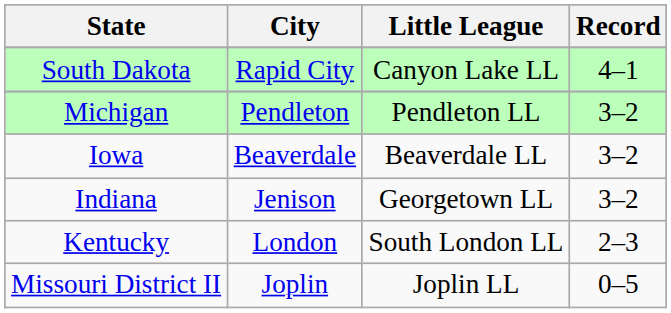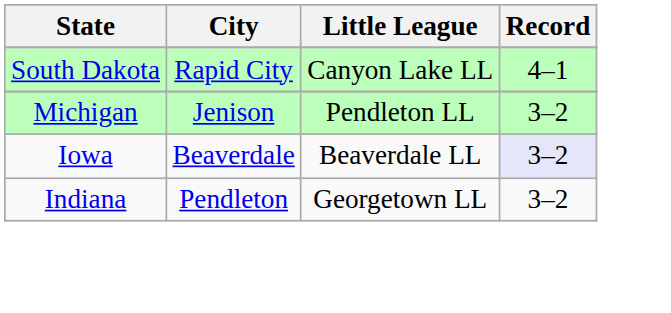(295, 112) Pendleton -> (234, 112) Jenison
(618, 155) no background -> (548, 155) lavender background
(295, 198) Jenison -> (234, 198) Pendleton
- row: (116, 241)
- row: (116, 284)
